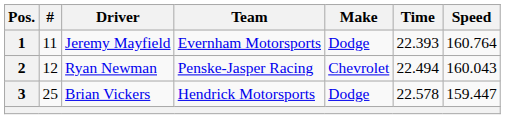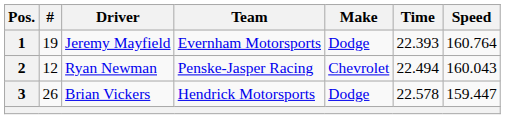(50, 43) 11 -> (50, 43) 19
(50, 94) 25 -> (50, 94) 26
